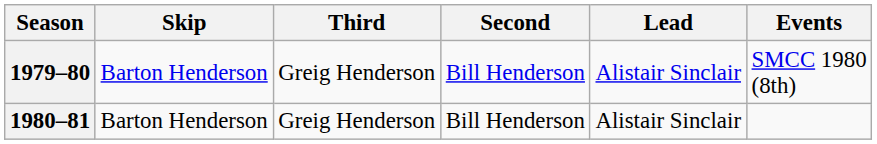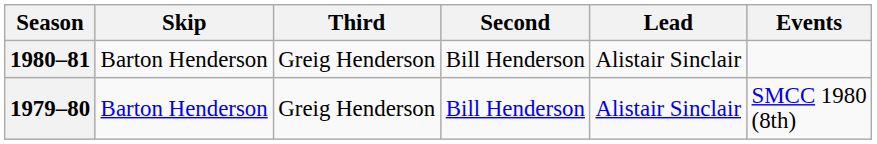rows swapped: (50, 71) <-> (50, 120)
